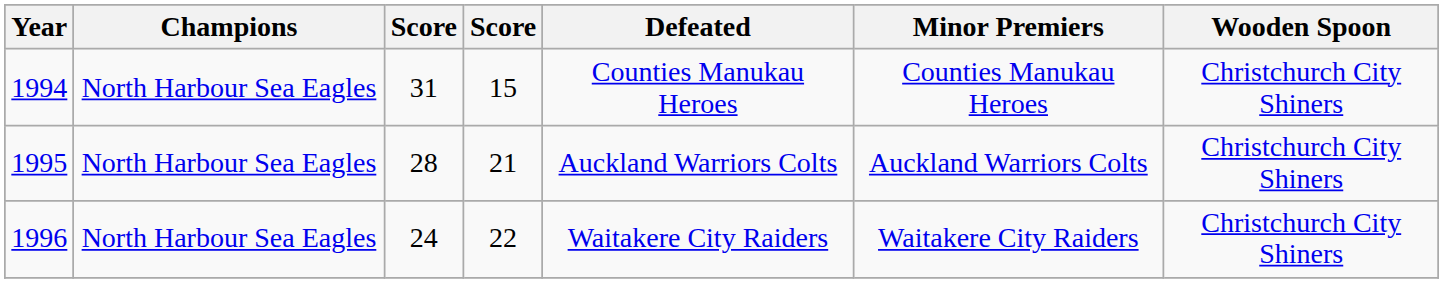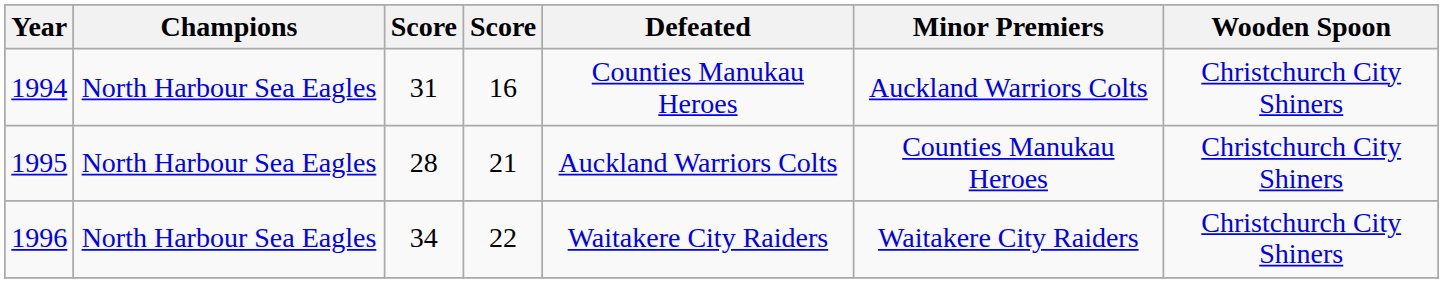(503, 86) 15 -> (503, 86) 16
(1008, 86) Counties Manukau Heroes -> (1008, 86) Auckland Warriors Colts
(1008, 162) Auckland Warriors Colts -> (1008, 162) Counties Manukau Heroes
(424, 238) 24 -> (424, 238) 34
